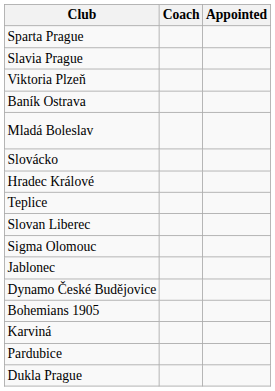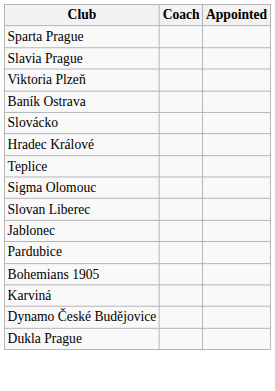- row: (50, 130)
rows swapped: (49, 224) <-> (52, 246)
rows swapped: (35, 354) <-> (82, 289)
